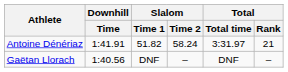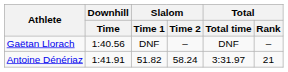rows swapped: (45, 44) <-> (41, 60)
